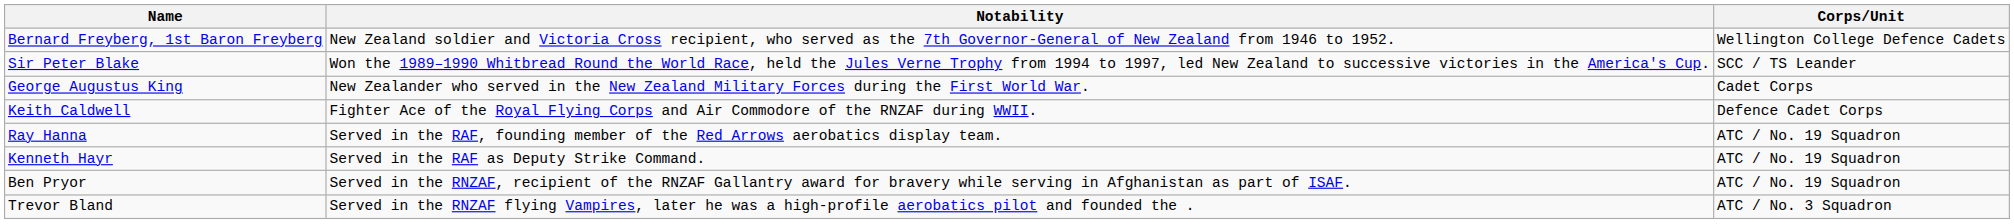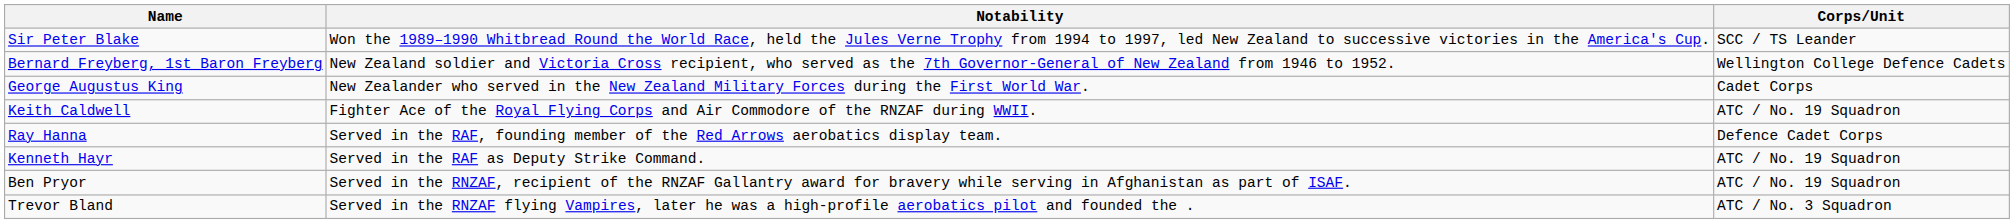rows swapped: (74, 64) <-> (165, 40)
(1800, 111) Defence Cadet Corps -> (1809, 111) ATC / No. 19 Squadron
(1809, 135) ATC / No. 19 Squadron -> (1800, 135) Defence Cadet Corps
